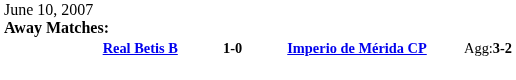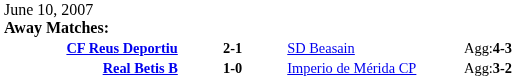+ row: (122, 48)
(357, 48) bold -> (352, 68) normal
